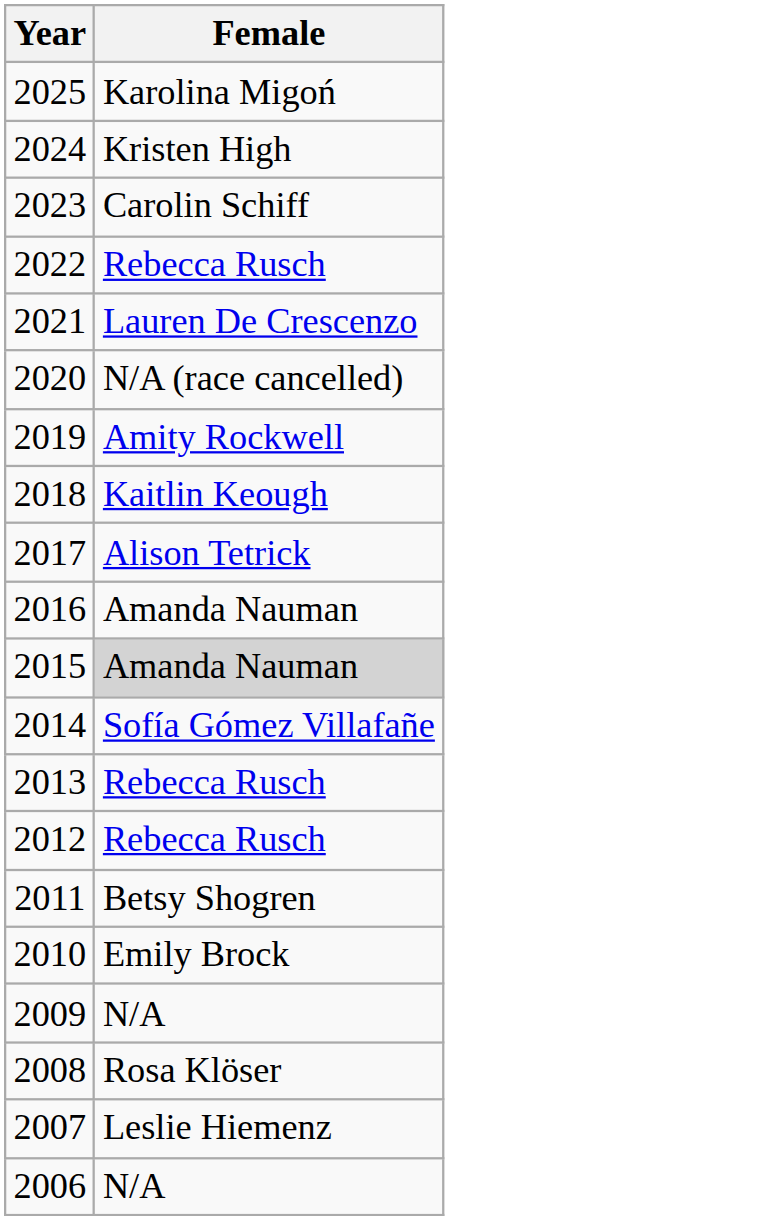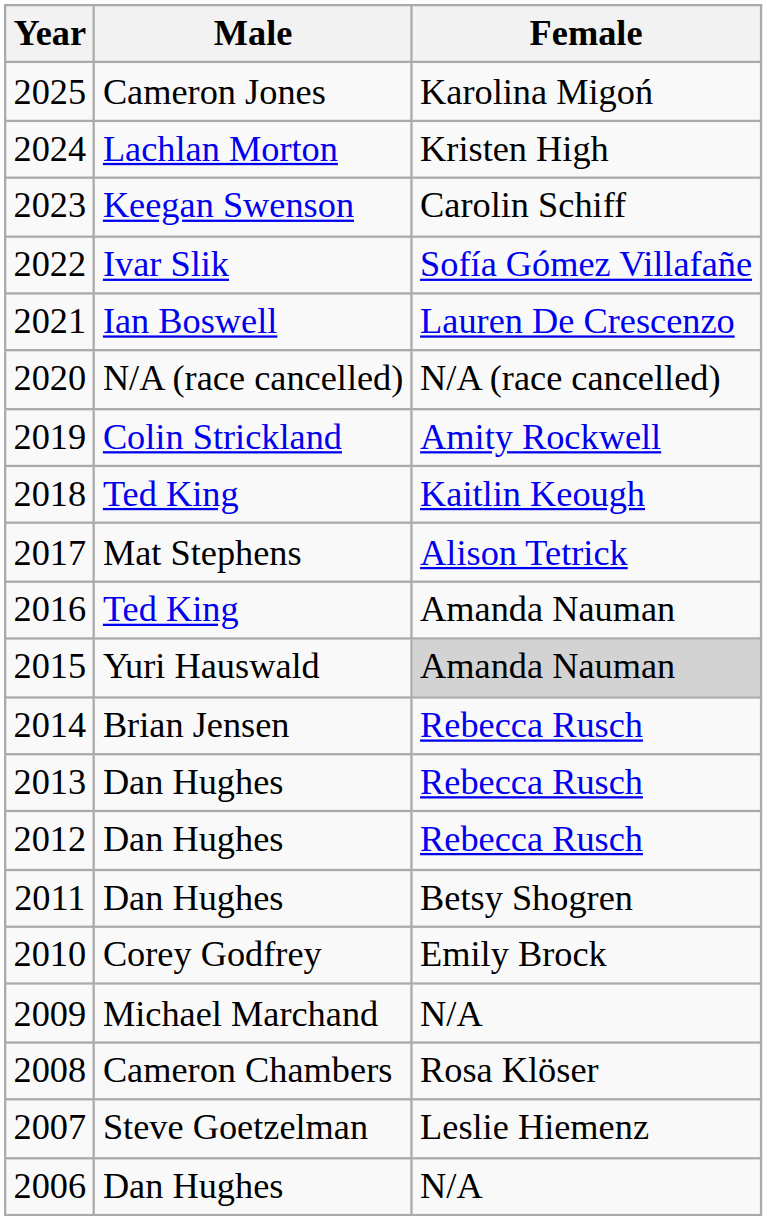+ column: (253, 33)
(214, 263) Rebecca Rusch -> (586, 263) Sofía Gómez Villafañe
(269, 724) Sofía Gómez Villafañe -> (532, 724) Rebecca Rusch
